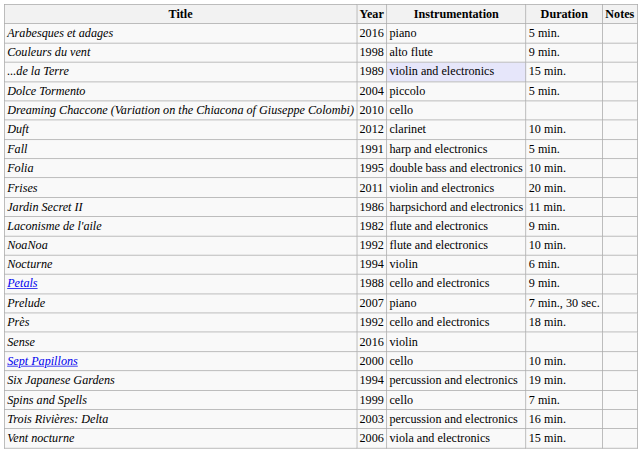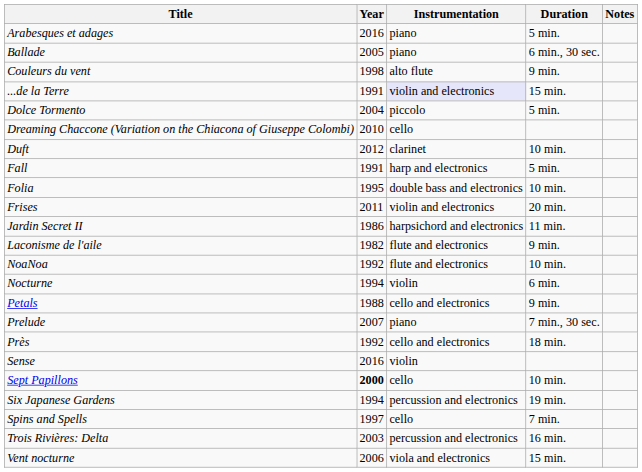+ row: (26, 52)
(372, 71) 1989 -> (372, 91) 1991
(372, 361) normal -> (372, 380) bold
(372, 399) 1999 -> (372, 419) 1997
